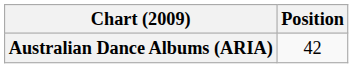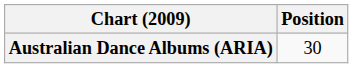(313, 47) 42 -> (313, 47) 30
